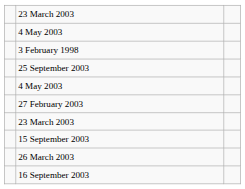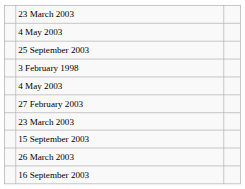rows swapped: (10, 68) <-> (10, 50)
